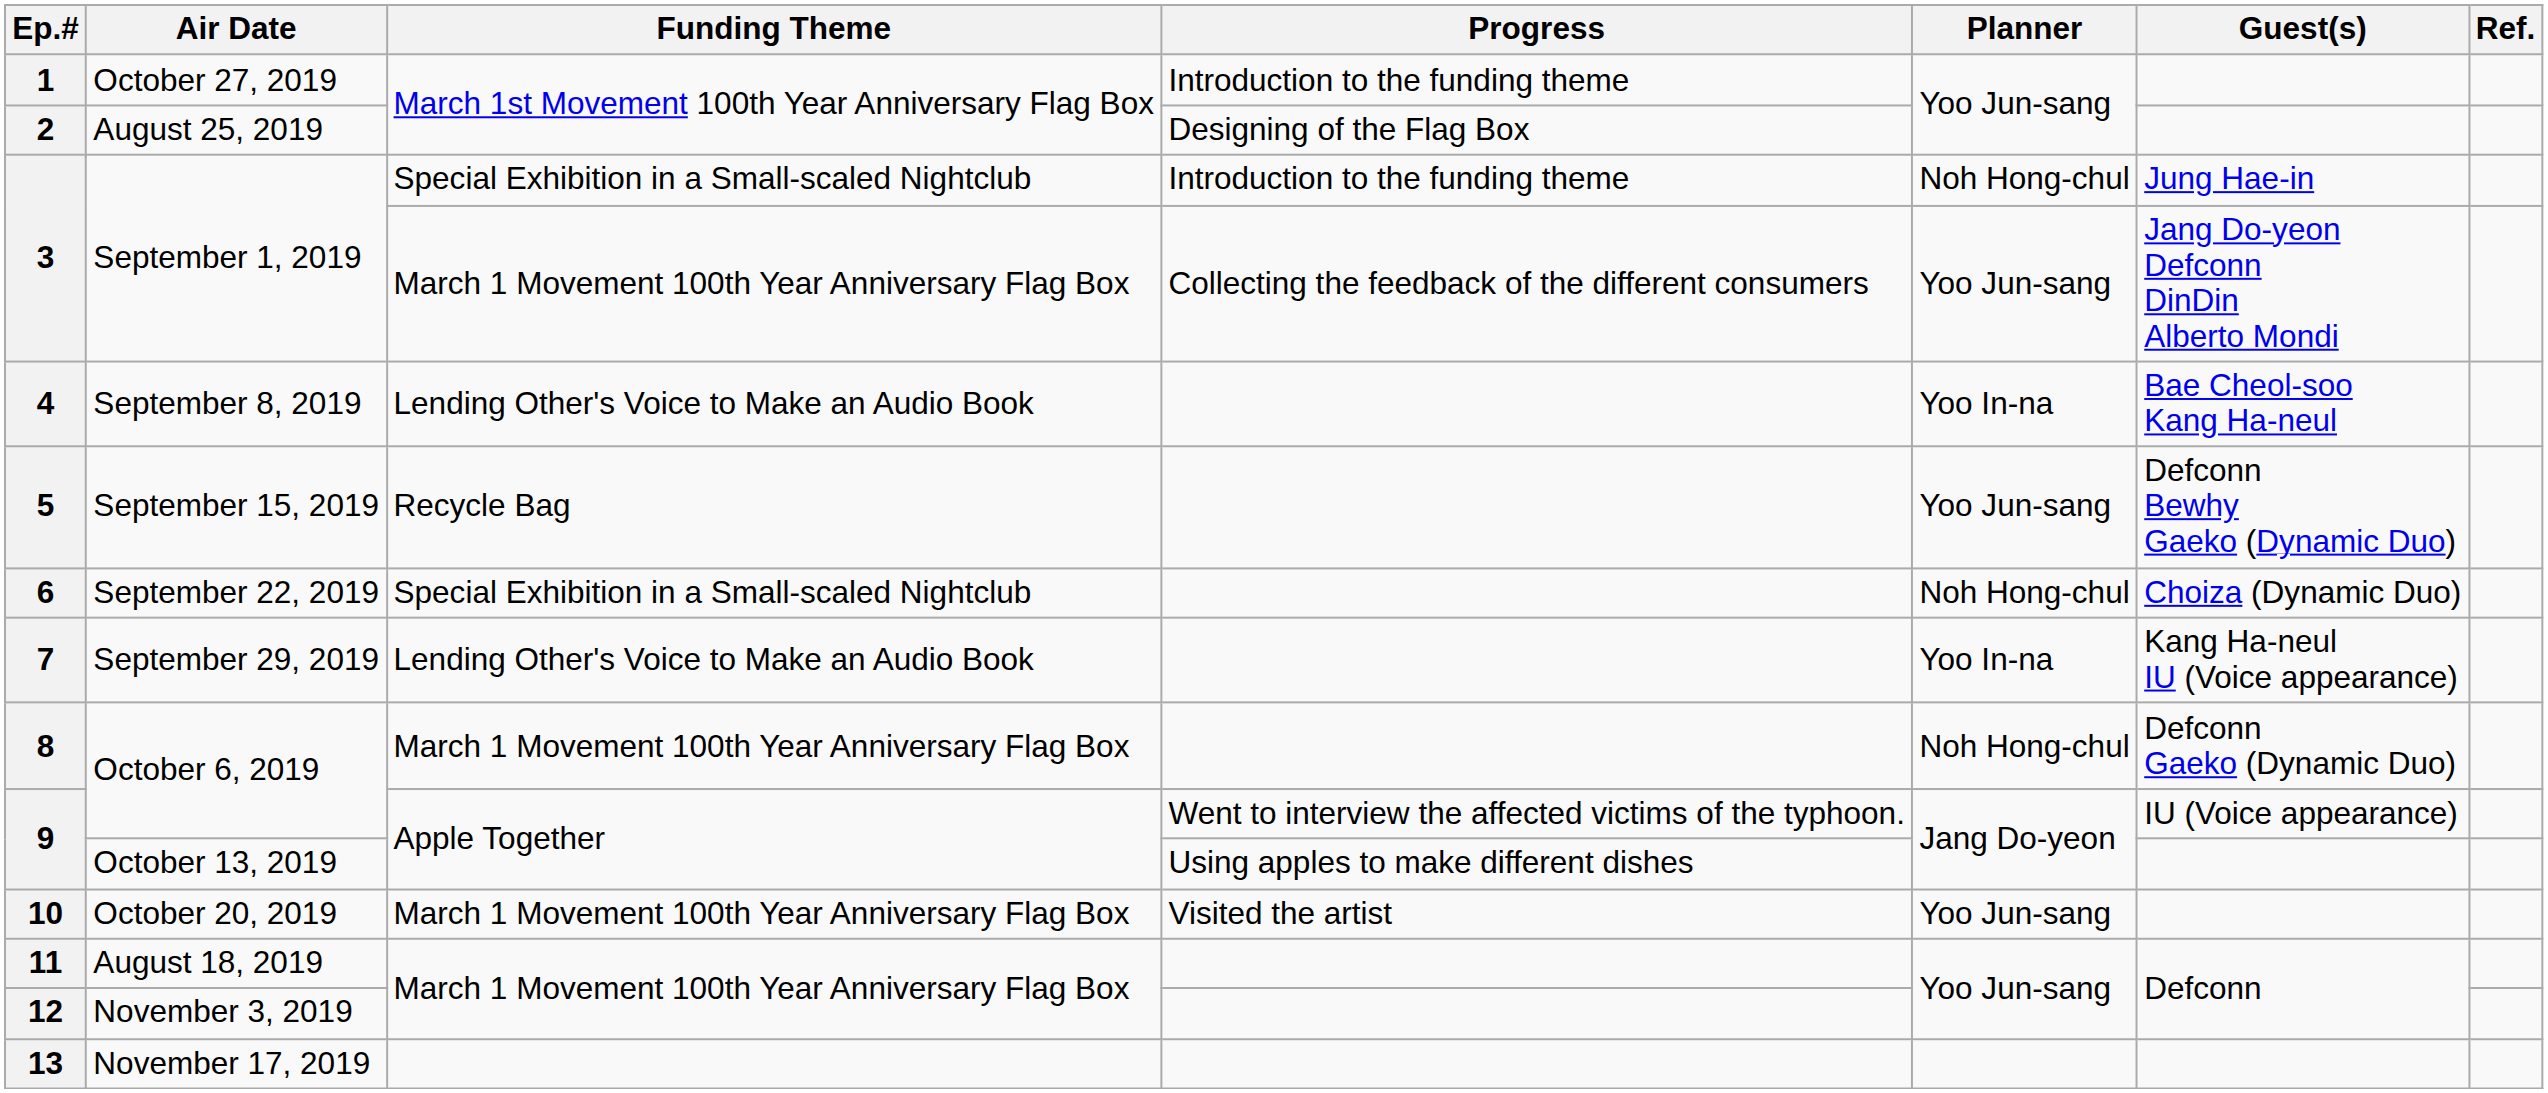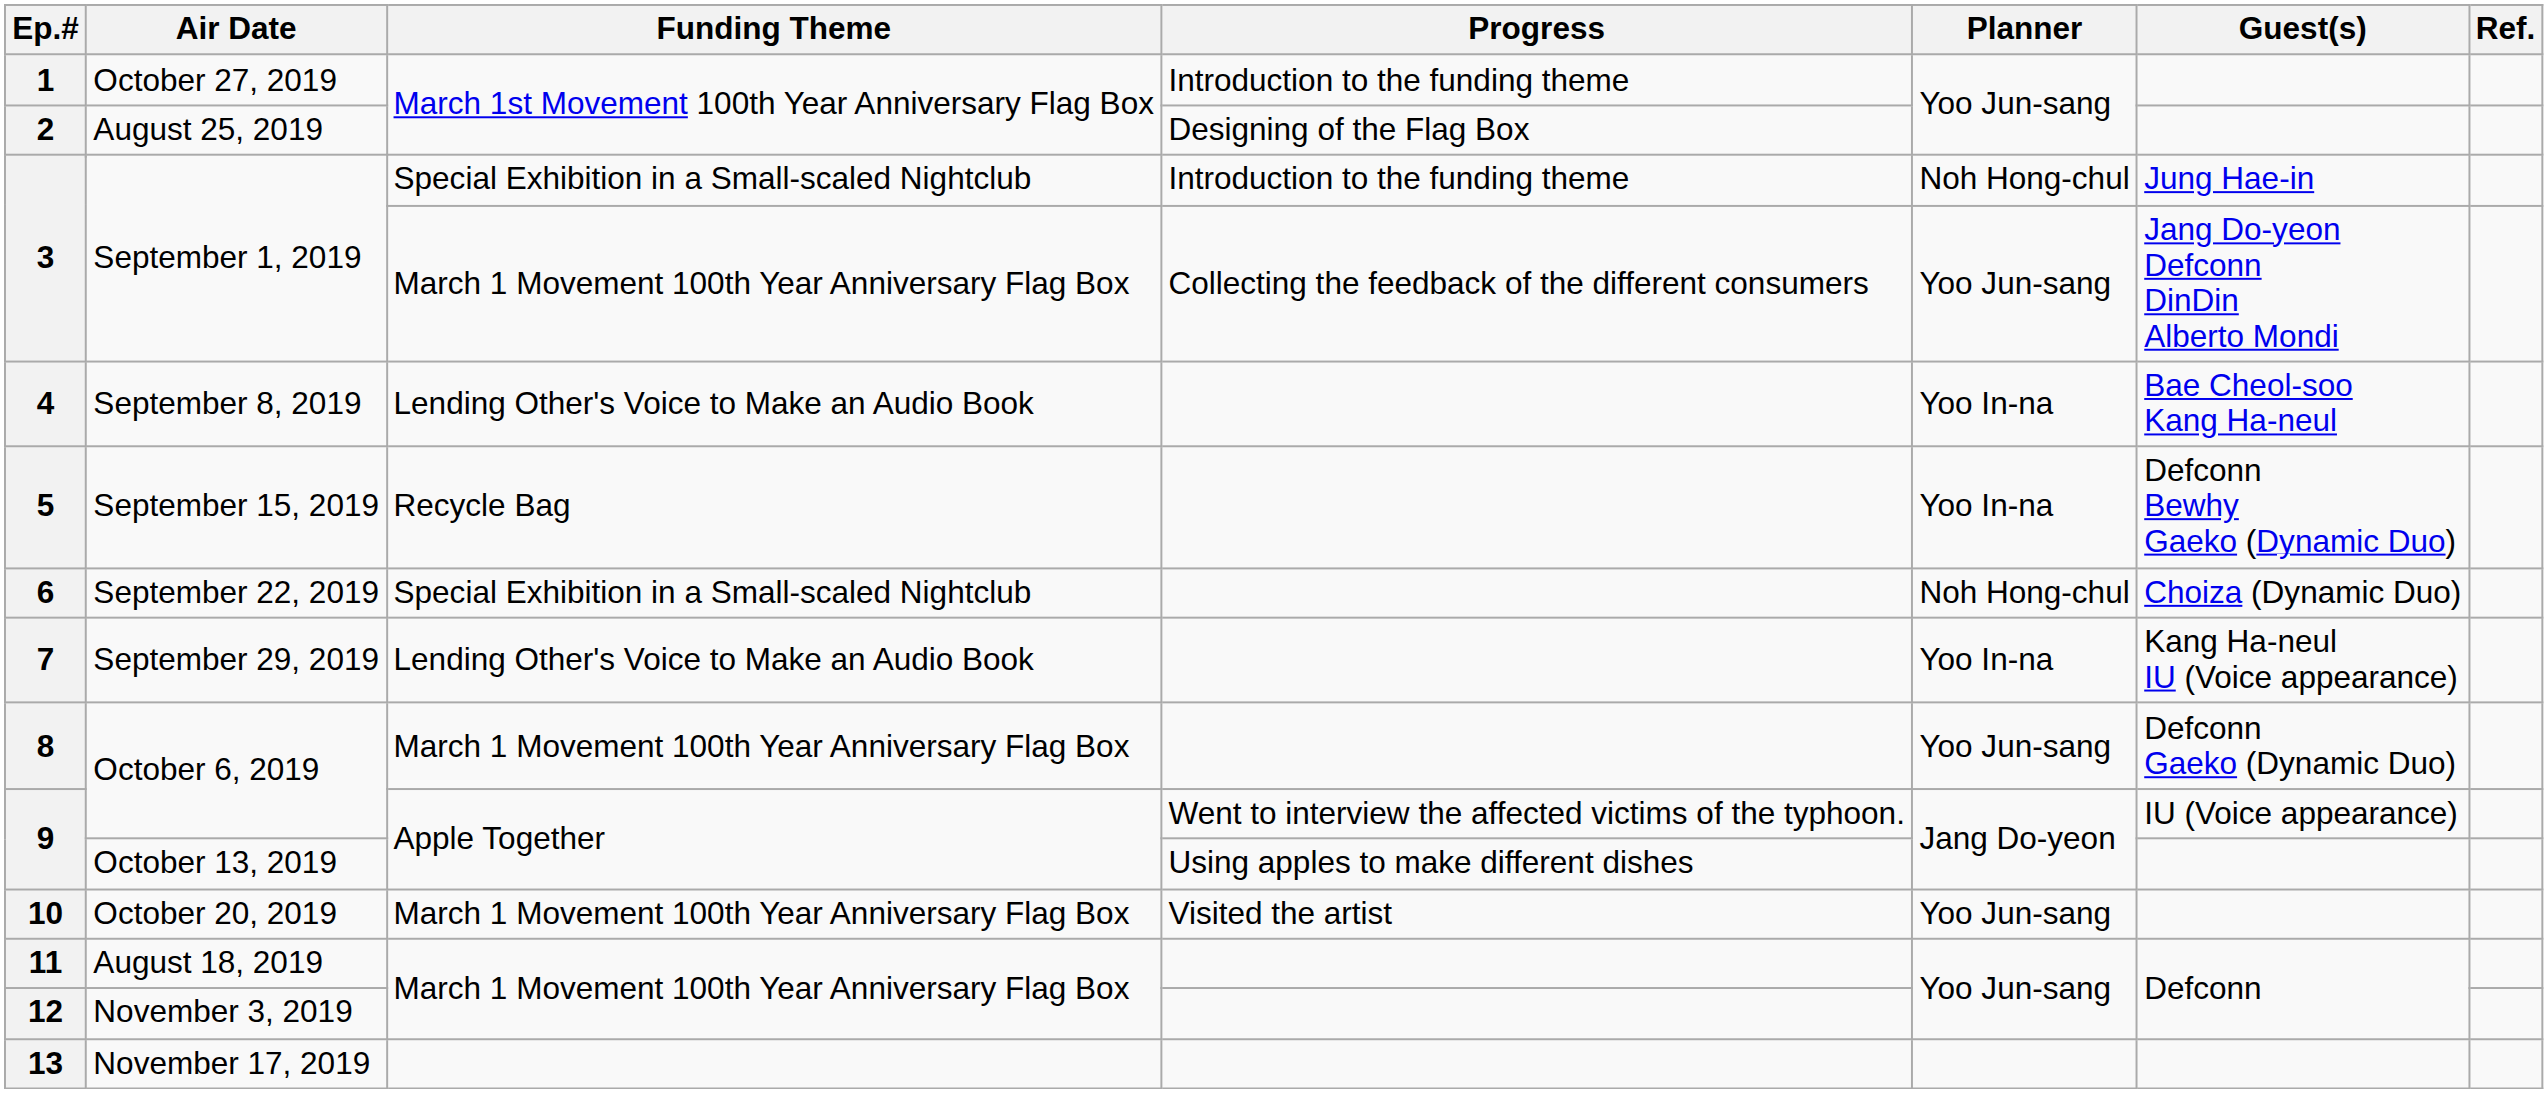(2015, 506) Yoo Jun-sang -> (1986, 506) Yoo In-na
(2025, 745) Noh Hong-chul -> (2015, 745) Yoo Jun-sang
